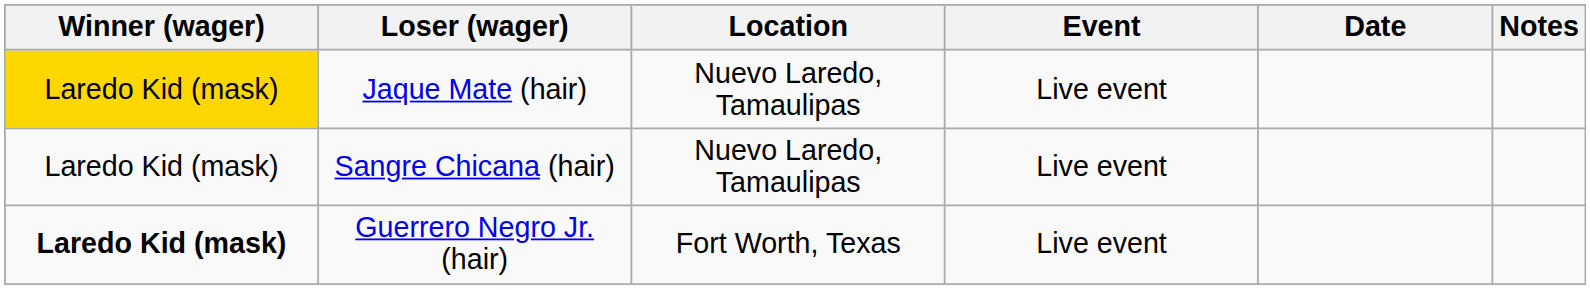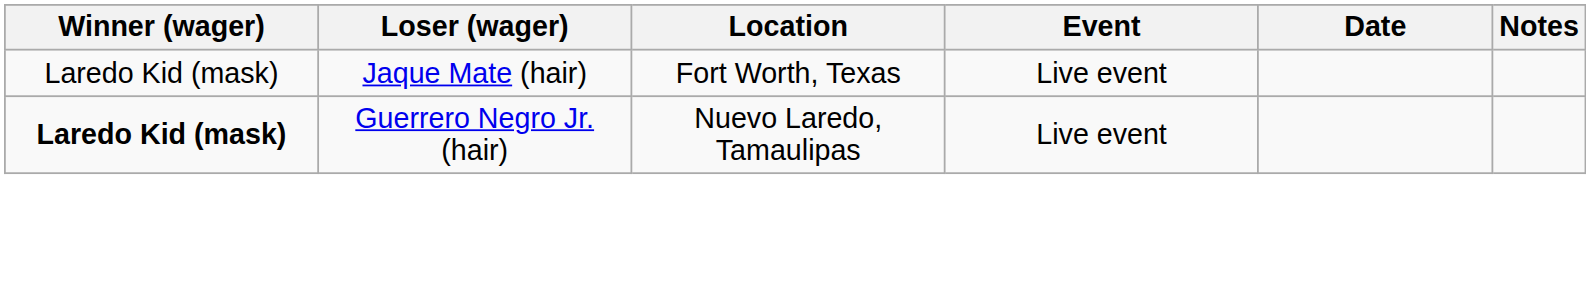(161, 88) gold background -> (161, 72) no background
(788, 88) Nuevo Laredo, Tamaulipas -> (788, 72) Fort Worth, Texas
- row: (475, 166)
(788, 244) Fort Worth, Texas -> (788, 134) Nuevo Laredo, Tamaulipas
